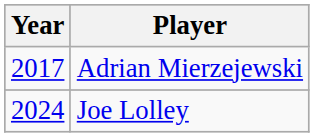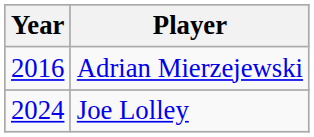(38, 68) 2017 -> (38, 68) 2016
